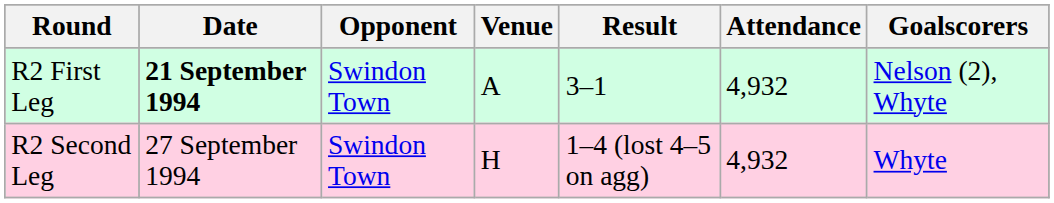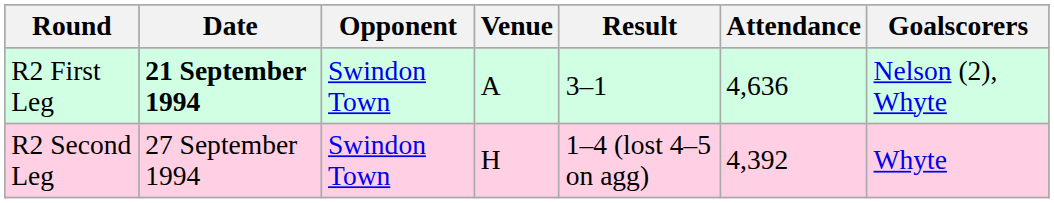(757, 85) 4,932 -> (757, 85) 4,636
(757, 160) 4,932 -> (757, 160) 4,392
